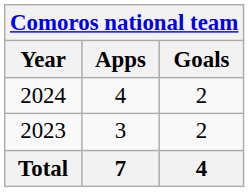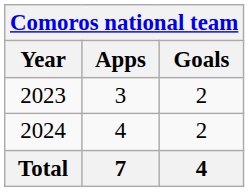rows swapped: (43, 131) <-> (43, 95)
